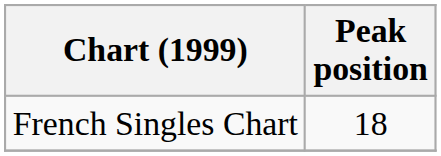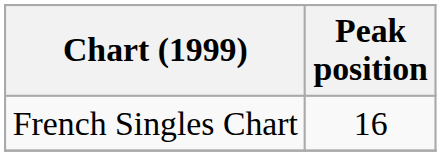(371, 122) 18 -> (371, 122) 16
